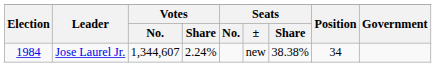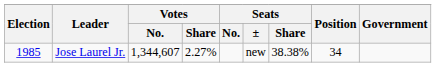(28, 52) 1984 -> (28, 52) 1985
(201, 52) 2.24% -> (201, 52) 2.27%
